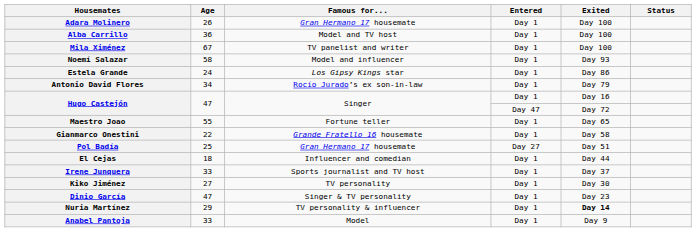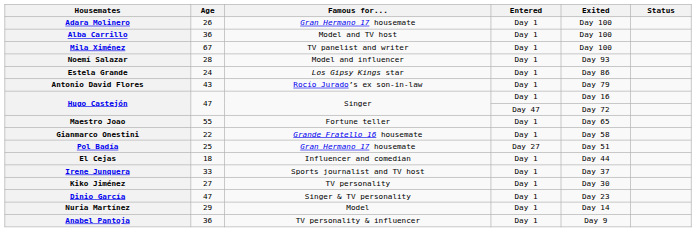(208, 60) 58 -> (208, 60) 28
(208, 85) 34 -> (208, 85) 43
(358, 208) TV personality & influencer -> (358, 208) Model
(596, 208) bold -> (596, 208) normal
(208, 221) 33 -> (208, 221) 36
(358, 221) Model -> (358, 221) TV personality & influencer
